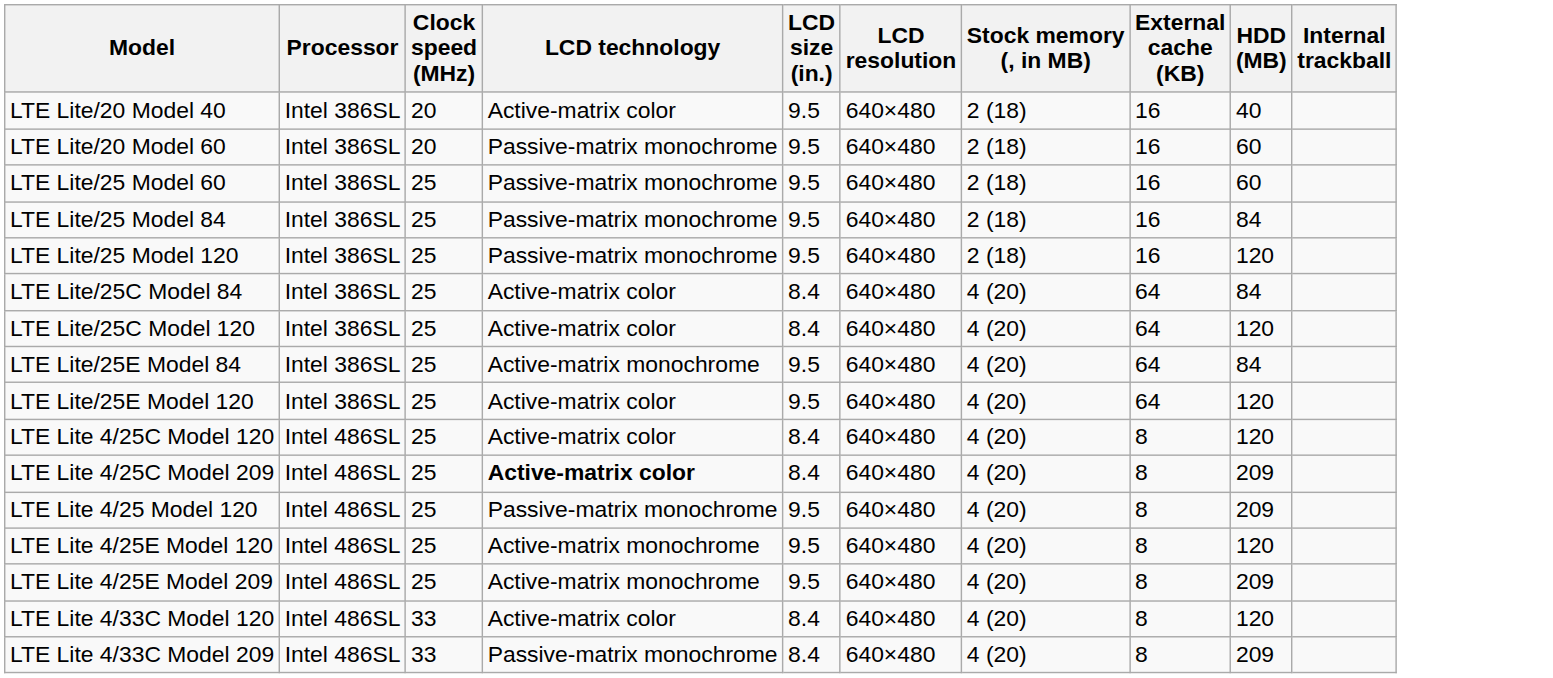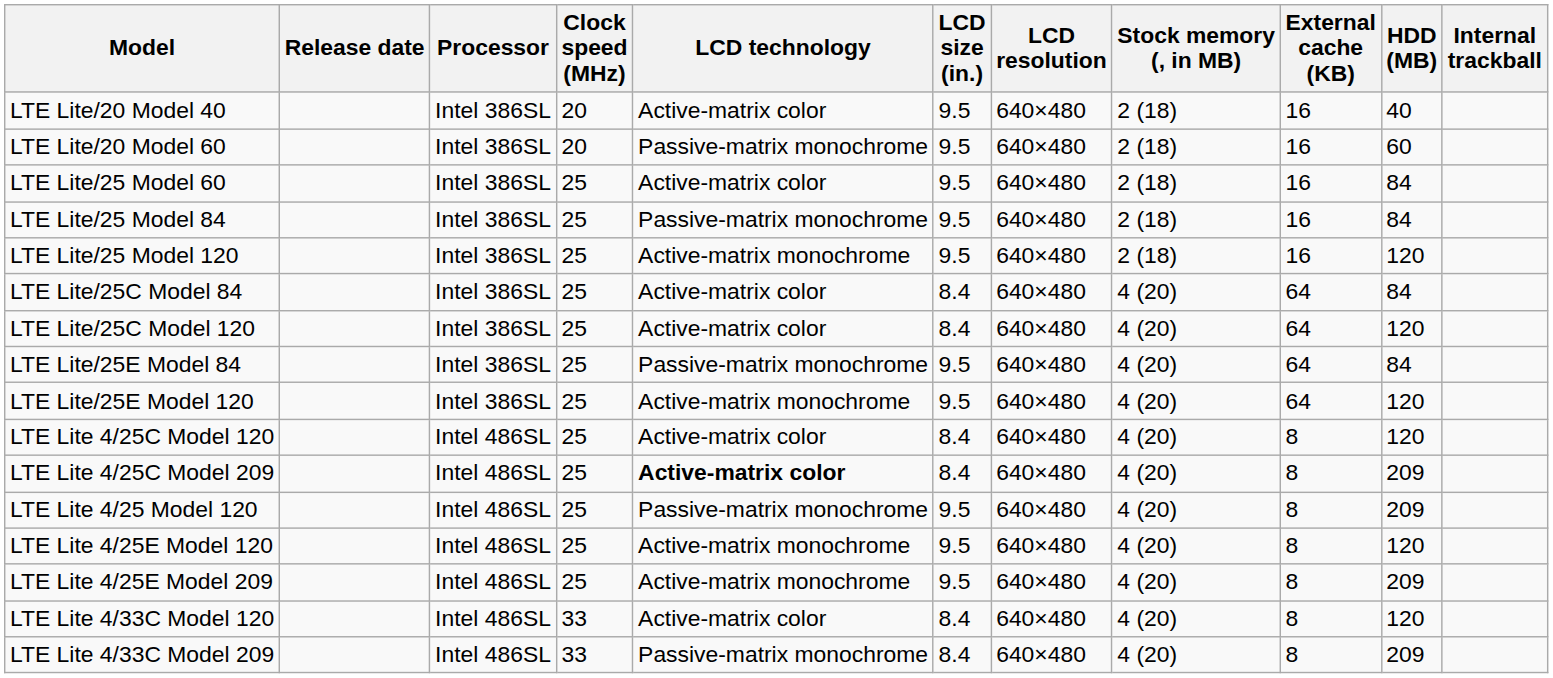+ column: (355, 48)
(633, 182) Passive-matrix monochrome -> (732, 182) Active-matrix color
(1249, 182) 60 -> (1399, 182) 84
(633, 255) Passive-matrix monochrome -> (774, 255) Active-matrix monochrome
(624, 364) Active-matrix monochrome -> (783, 364) Passive-matrix monochrome
(582, 400) Active-matrix color -> (774, 400) Active-matrix monochrome
